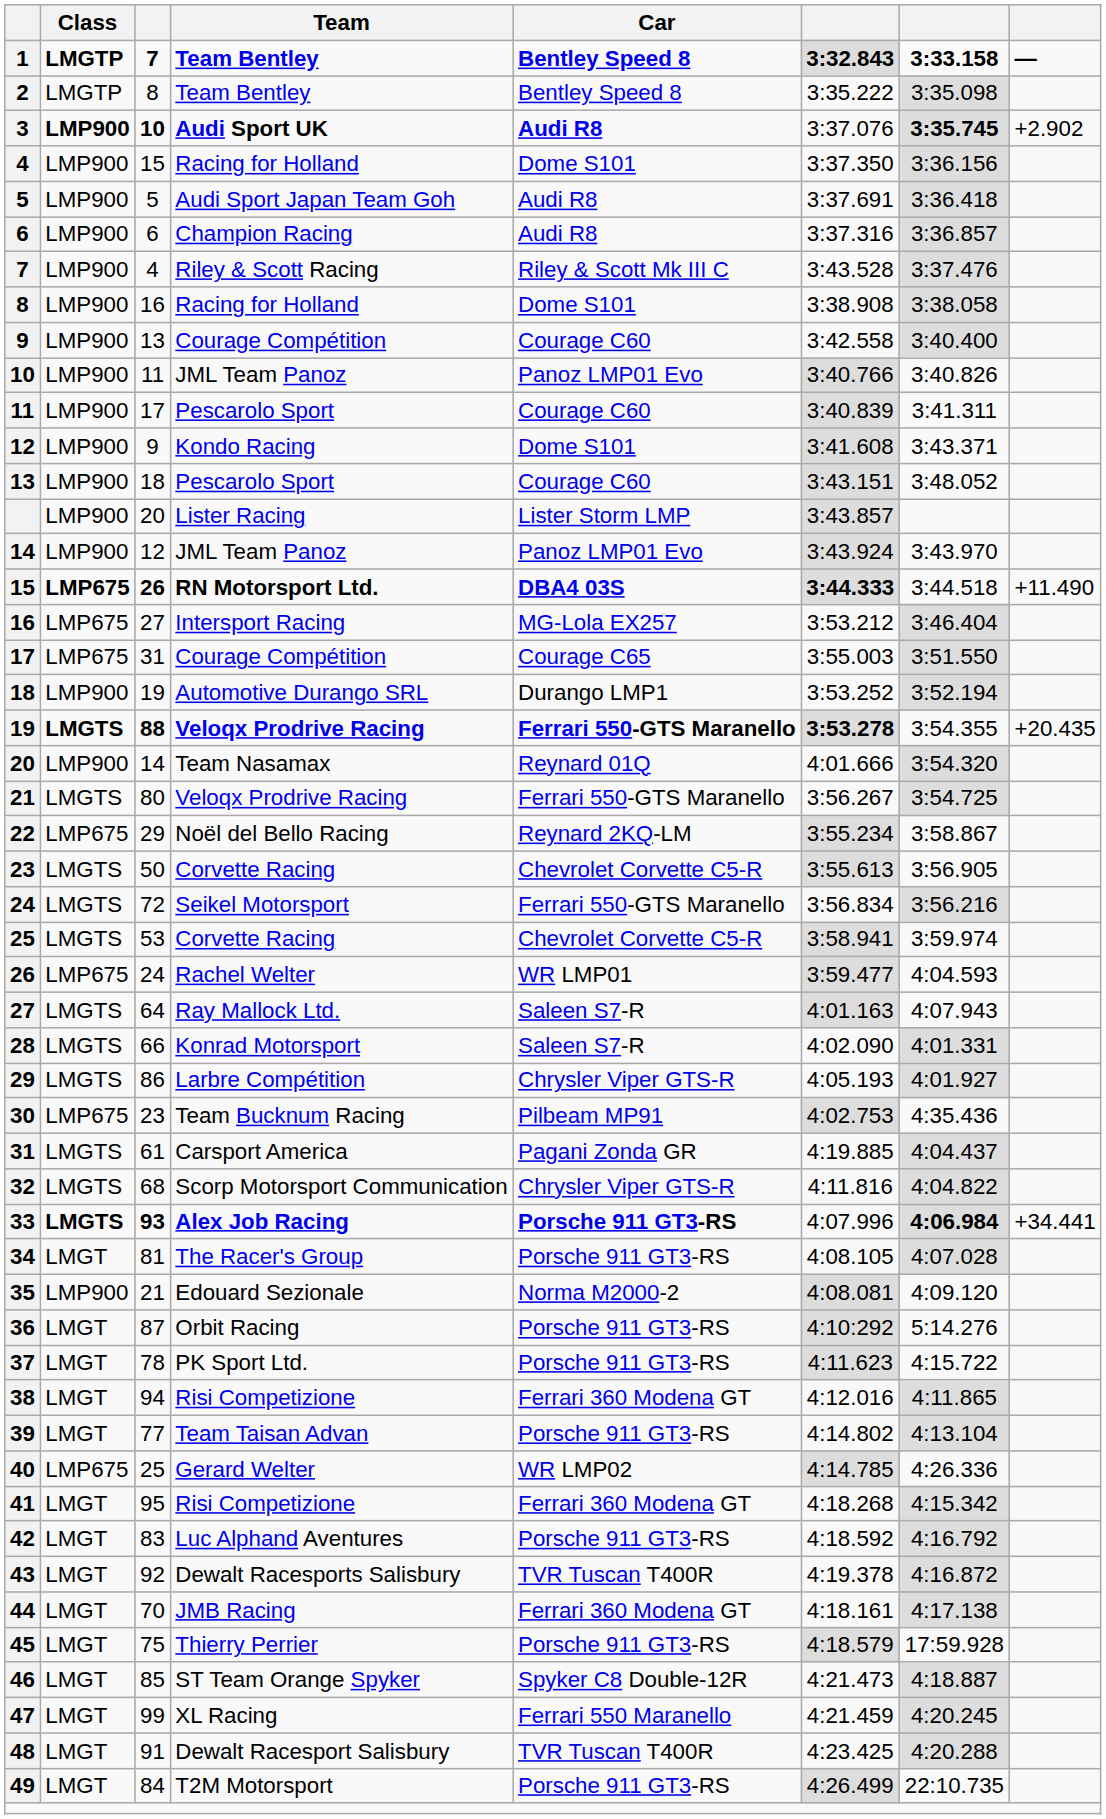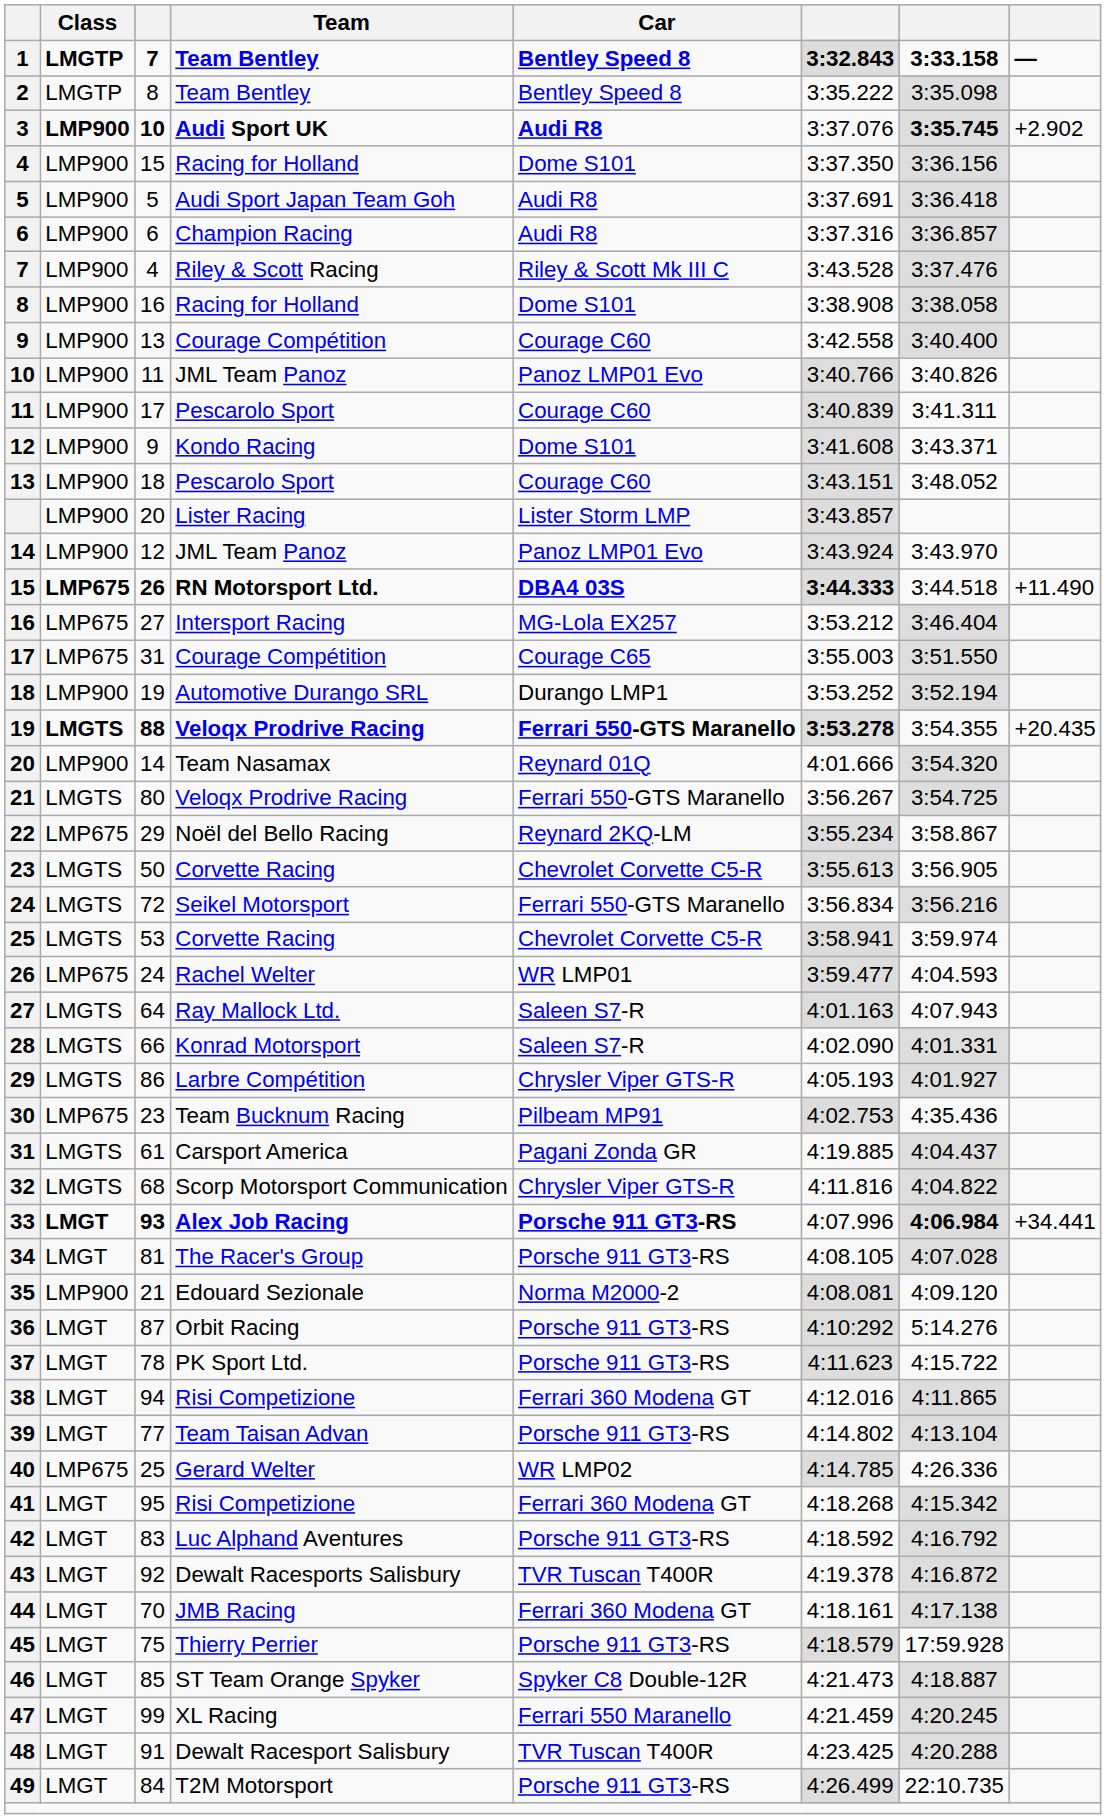(84, 1222) LMGTS -> (77, 1222) LMGT
